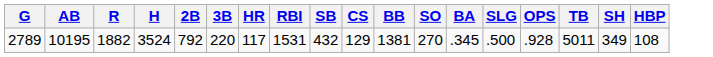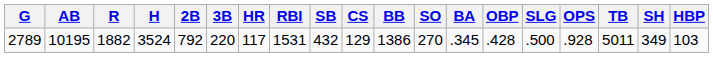+ column: (502, 16)
(394, 40) 1381 -> (394, 40) 1386
(646, 40) 108 -> (686, 40) 103
